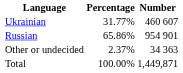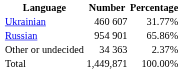columns swapped: (158, 7) <-> (111, 7)
